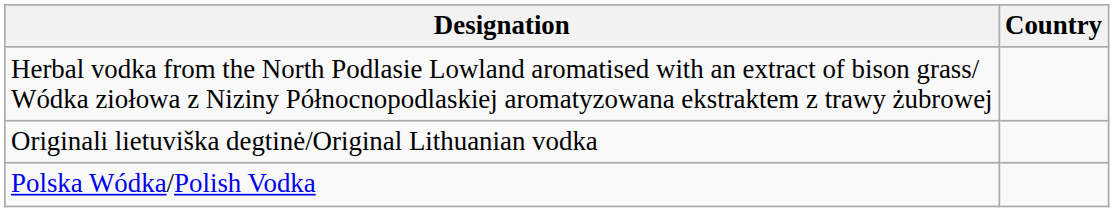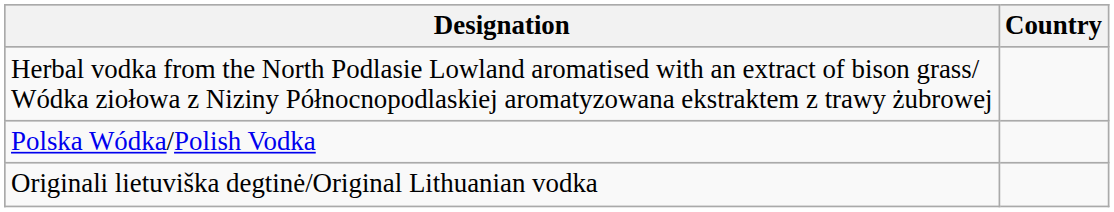rows swapped: (163, 183) <-> (304, 141)
